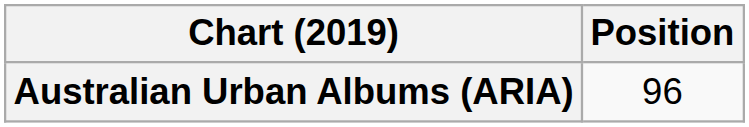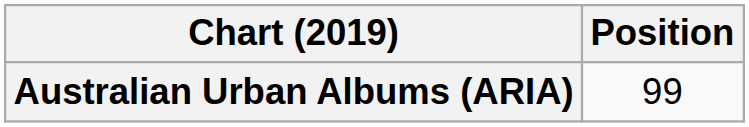(662, 91) 96 -> (662, 91) 99
